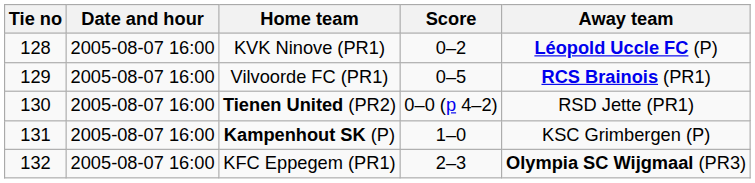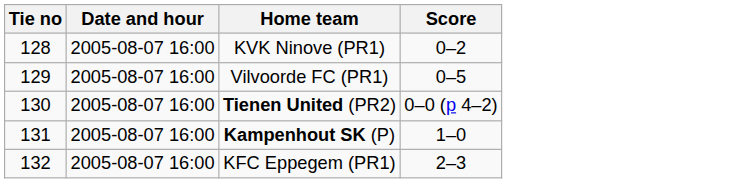- column: (626, 18)
